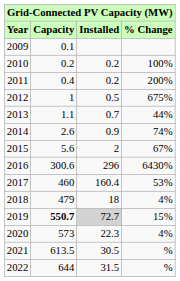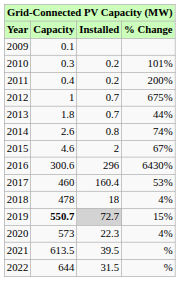(68, 64) 0.2 -> (68, 64) 0.3
(160, 64) 100% -> (160, 64) 101%
(112, 98) 0.5 -> (112, 98) 0.7
(68, 115) 1.1 -> (68, 115) 1.8
(112, 132) 0.9 -> (112, 132) 0.8
(68, 149) 5.6 -> (68, 149) 4.6
(66, 200) 479 -> (66, 200) 478
(110, 251) 30.5 -> (110, 251) 39.5
